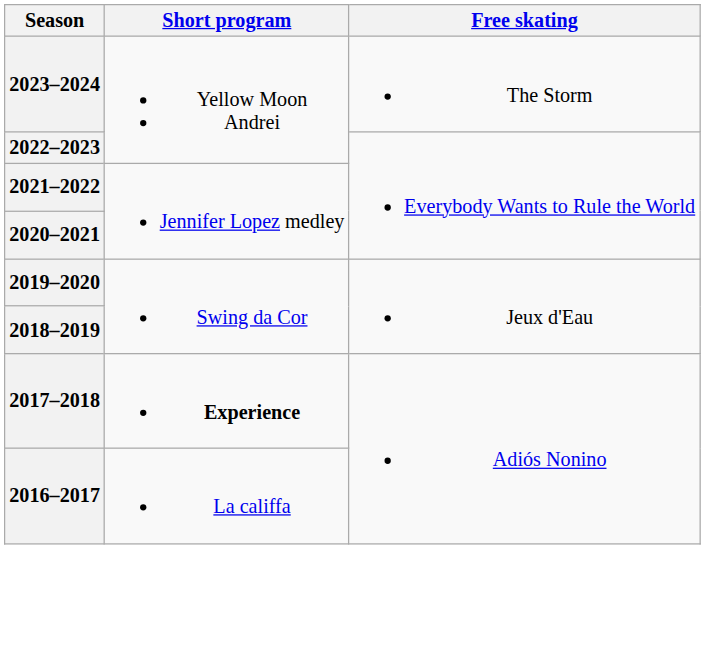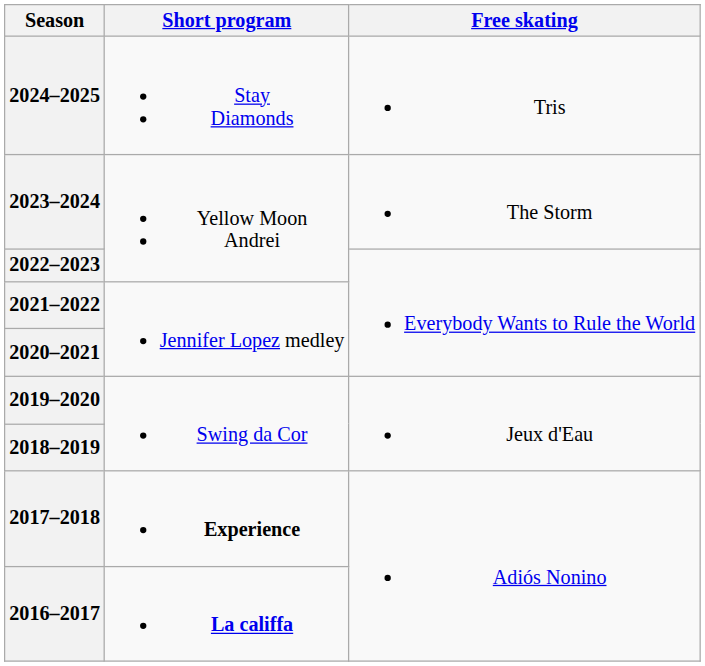+ row: (55, 95)
(227, 507) normal -> (227, 625) bold
